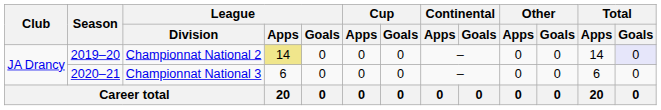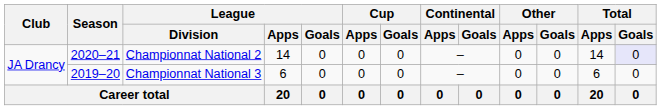(95, 54) 2019–20 -> (95, 54) 2020–21
(283, 54) khaki background -> (283, 54) no background
(95, 74) 2020–21 -> (95, 74) 2019–20
